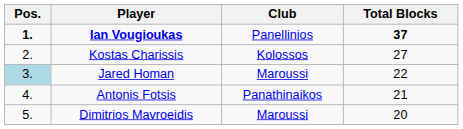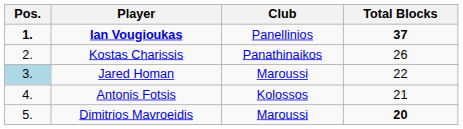(282, 54) Kolossos -> (282, 54) Panathinaikos
(400, 54) 27 -> (400, 54) 26
(282, 94) Panathinaikos -> (282, 94) Kolossos
(400, 114) normal -> (400, 114) bold
